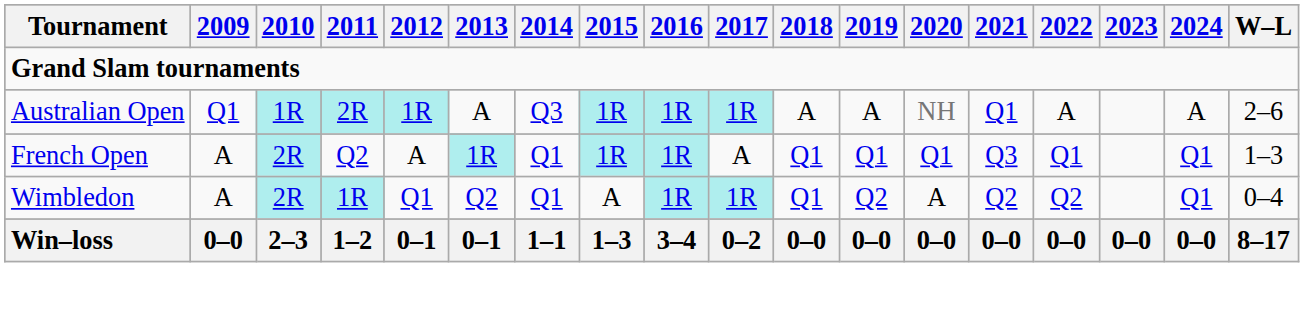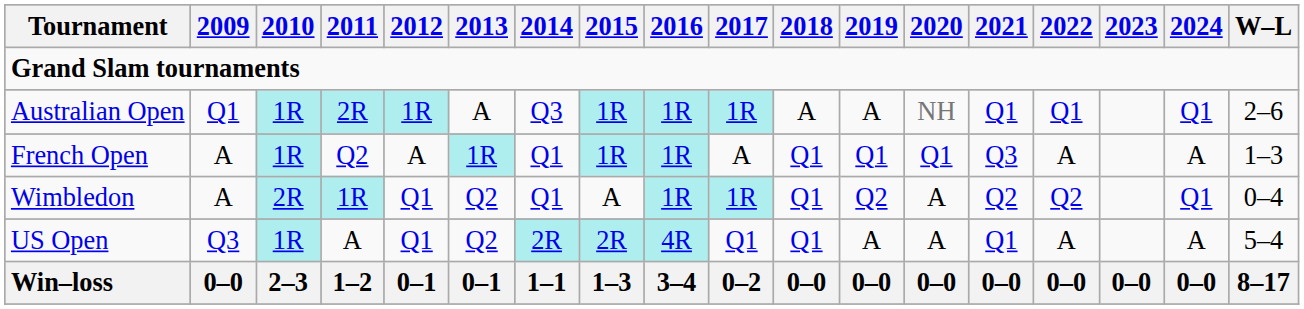(1066, 111) A -> (1066, 111) Q1
(1196, 111) A -> (1196, 111) Q1
(288, 153) 2R -> (288, 153) 1R
(1066, 153) Q1 -> (1066, 153) A
(1196, 153) Q1 -> (1196, 153) A
+ row: (60, 239)
